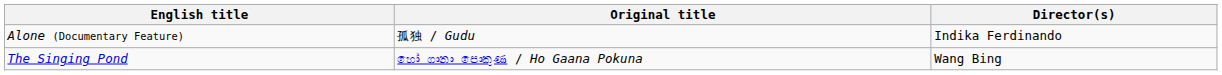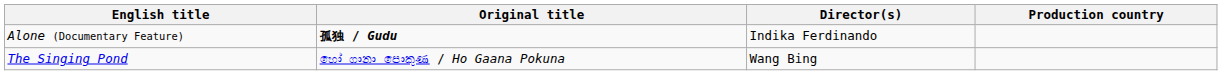+ column: (1096, 15)
(436, 36) normal -> (358, 36) bold
